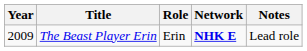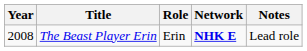(21, 35) 2009 -> (21, 35) 2008
